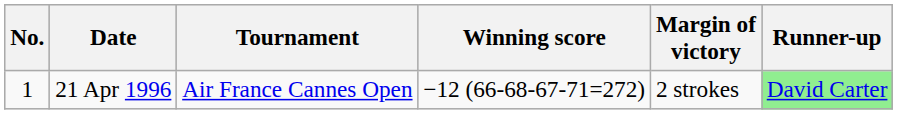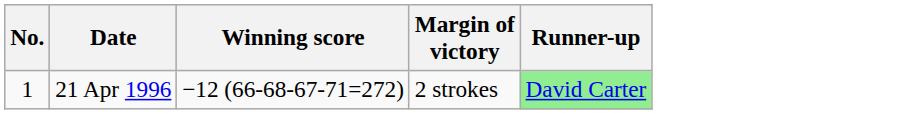- column: (297, 37)
